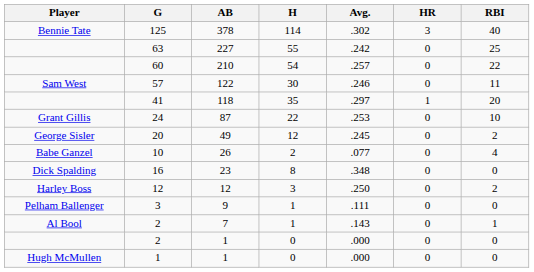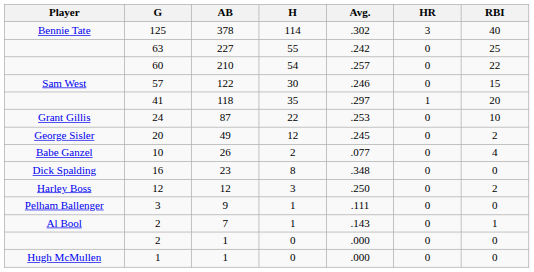(495, 83) 11 -> (495, 83) 15
